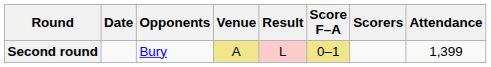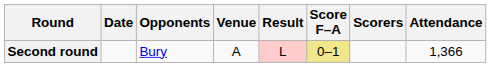(236, 51) khaki background -> (236, 51) no background
(446, 51) 1,399 -> (446, 51) 1,366
